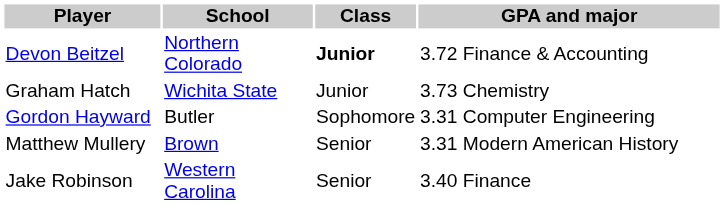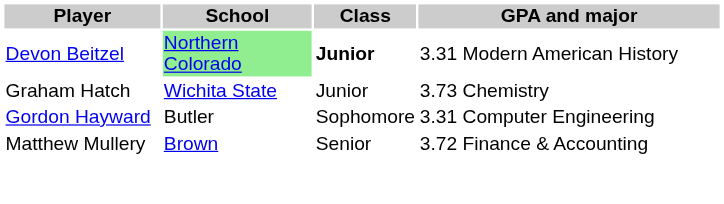(203, 53) no background -> (203, 53) lightgreen background
(534, 53) 3.72 Finance & Accounting -> (549, 53) 3.31 Modern American History
(549, 143) 3.31 Modern American History -> (534, 143) 3.72 Finance & Accounting
- row: (69, 180)
